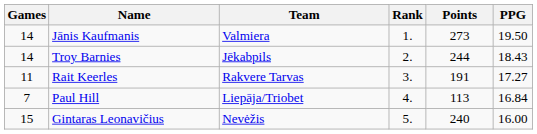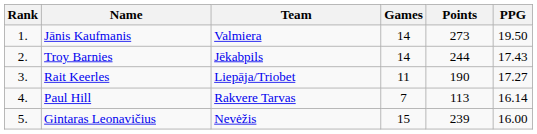columns swapped: (408, 14) <-> (27, 14)
(513, 56) 18.43 -> (513, 56) 17.43
(263, 77) Rakvere Tarvas -> (255, 77) Liepāja/Triobet
(460, 77) 191 -> (460, 77) 190
(263, 98) Liepāja/Triobet -> (255, 98) Rakvere Tarvas
(513, 98) 16.84 -> (513, 98) 16.14
(460, 118) 240 -> (460, 118) 239
